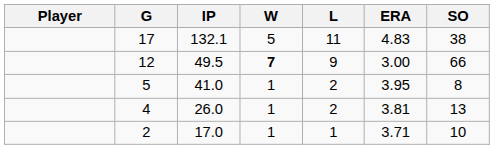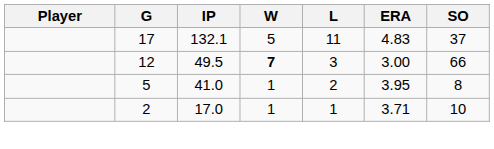(458, 39) 38 -> (458, 39) 37
(333, 62) 9 -> (333, 62) 3
- row: (146, 109)
